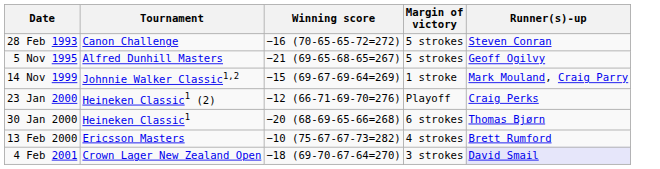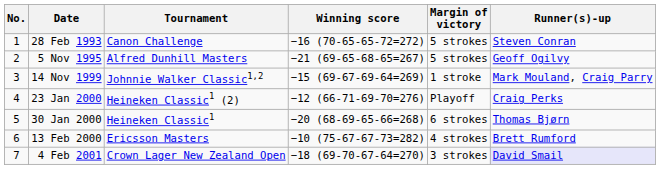+ column: (17, 19)
